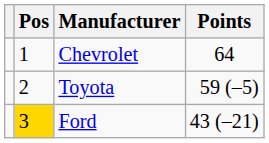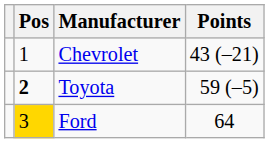(224, 54) 64 -> (224, 54) 43 (–21)
(24, 88) normal -> (24, 88) bold
(224, 121) 43 (–21) -> (224, 121) 64
